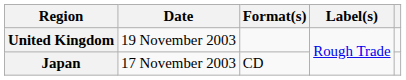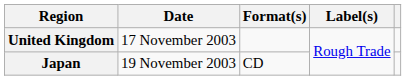(178, 39) 19 November 2003 -> (178, 39) 17 November 2003
(178, 63) 17 November 2003 -> (178, 63) 19 November 2003
